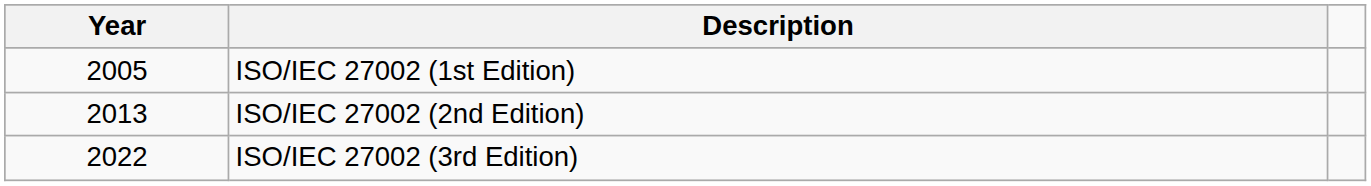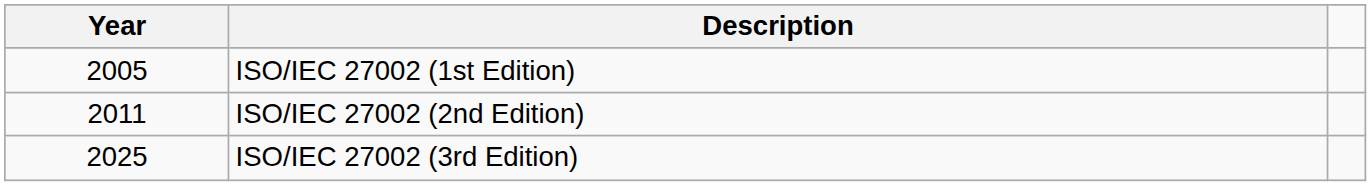(117, 113) 2013 -> (117, 113) 2011
(117, 157) 2022 -> (117, 157) 2025
